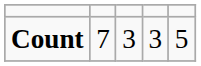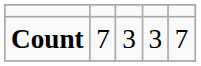(181, 38) 5 -> (181, 38) 7
